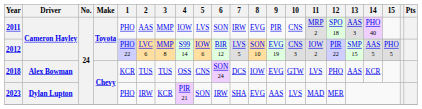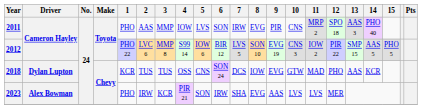(51, 71) Alex Bowman -> (51, 71) Dylan Lupton
(316, 71) LVS -> (316, 71) MAD
(51, 93) Dylan Lupton -> (51, 93) Alex Bowman
(316, 93) MAD -> (316, 93) LVS
